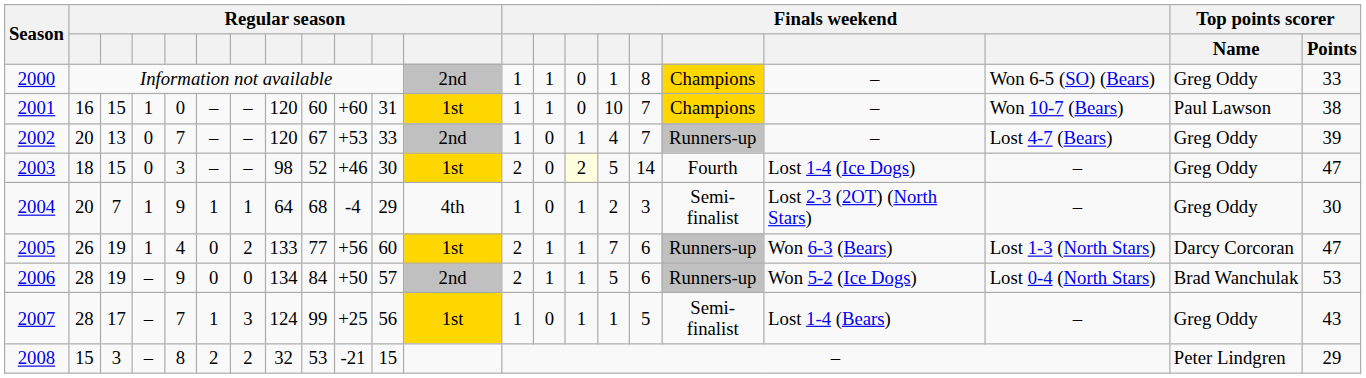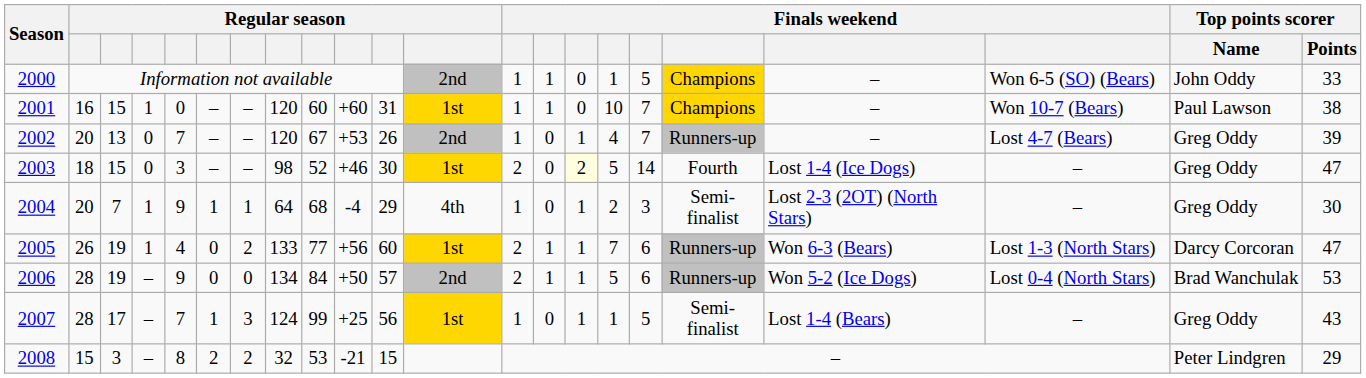(646, 78) 8 -> (646, 78) 5
(1216, 78) Greg Oddy -> (1215, 78) John Oddy
(388, 138) 33 -> (388, 138) 26
